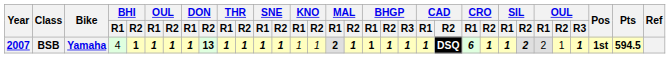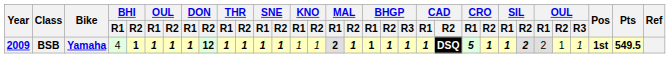(18, 45) 2007 -> (18, 45) 2009
(208, 45) 13 -> (208, 45) 12
(471, 45) 6 -> (471, 45) 5
(580, 45) bold -> (580, 45) normal
(628, 45) 594.5 -> (628, 45) 549.5
